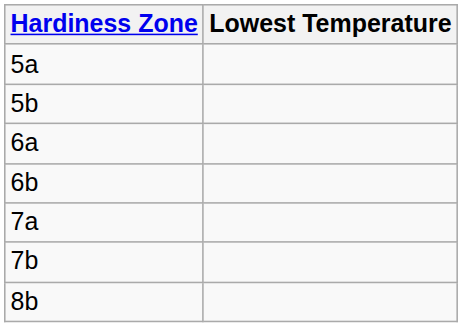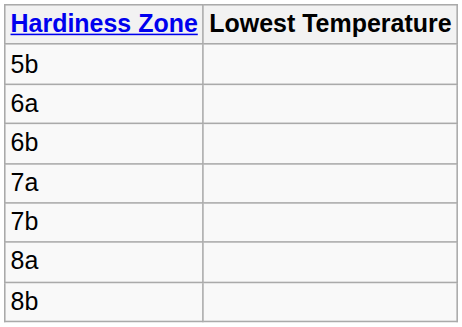- row: (24, 63)
+ row: (24, 261)
